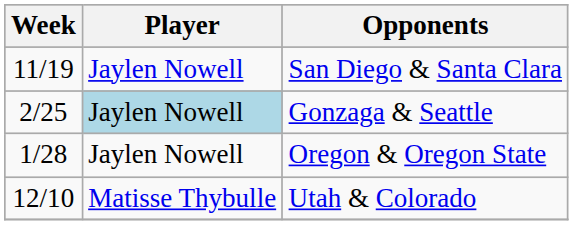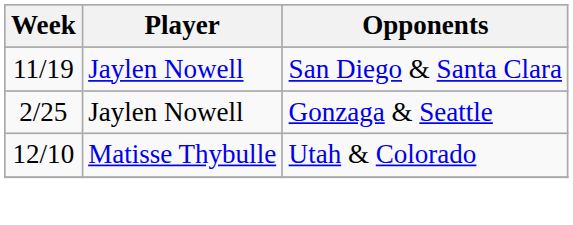(166, 111) lightblue background -> (166, 111) no background
- row: (417, 154)
